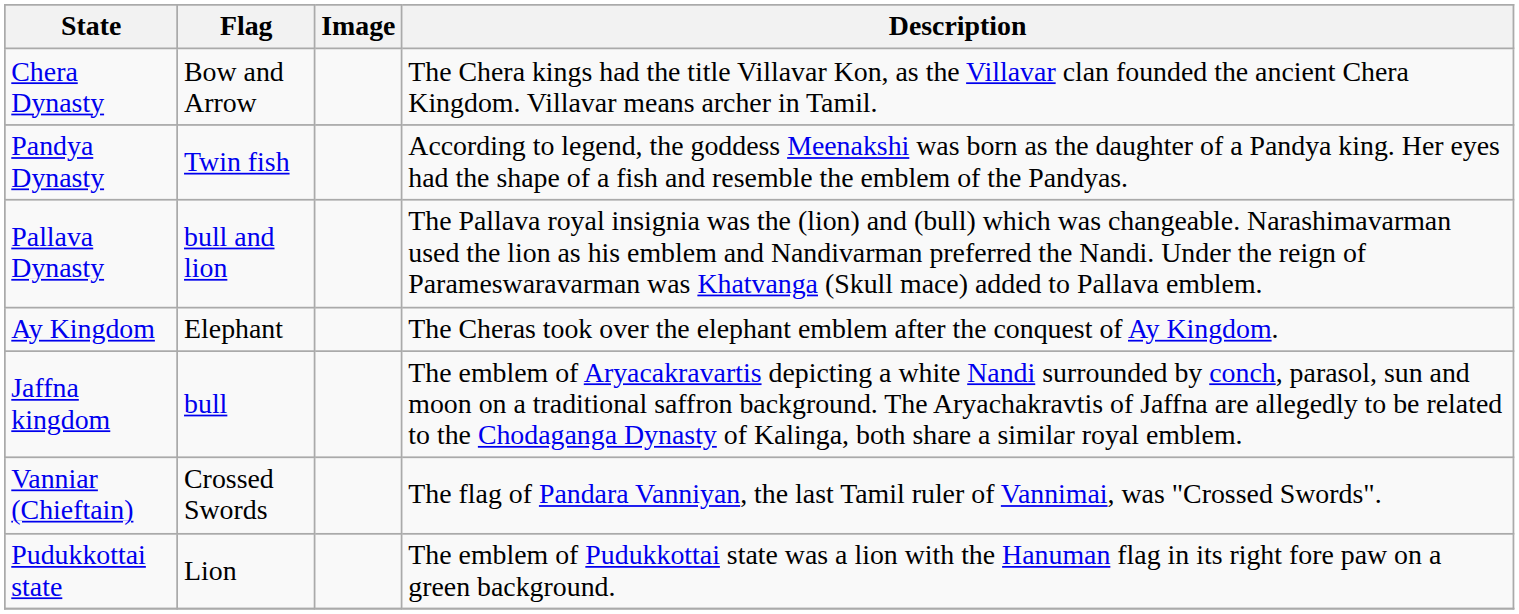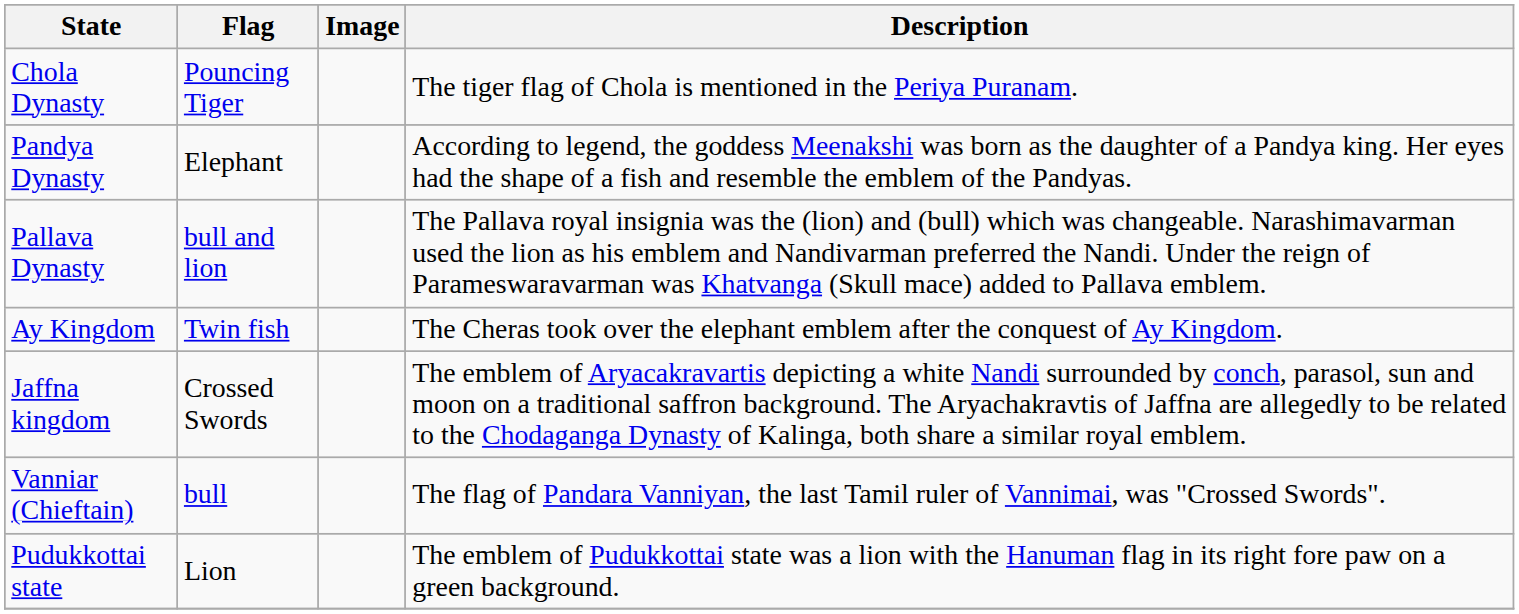- row: (58, 86)
+ row: (58, 86)
(237, 161) Twin fish -> (233, 161) Elephant
(234, 328) Elephant -> (237, 328) Twin fish
(206, 403) bull -> (229, 403) Crossed Swords
(229, 495) Crossed Swords -> (206, 495) bull
